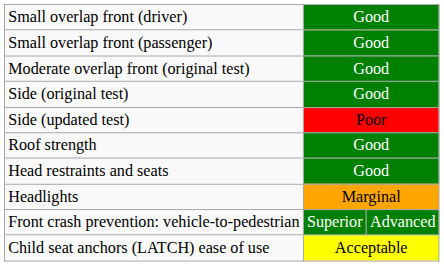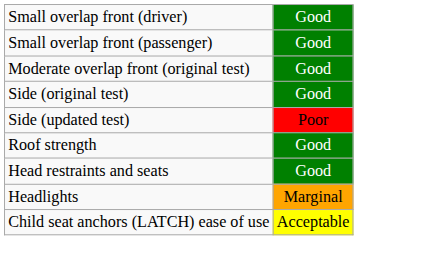- row: (154, 222)
